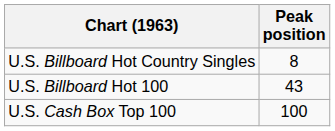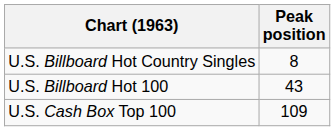(294, 112) 100 -> (294, 112) 109
